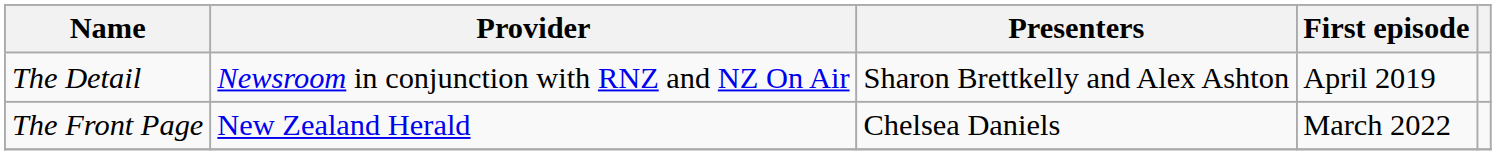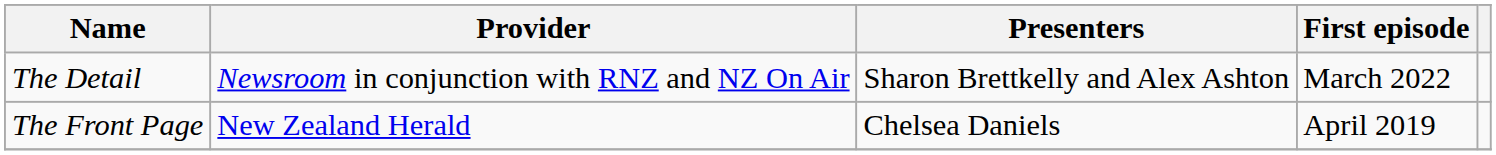(1369, 76) April 2019 -> (1377, 76) March 2022
(1377, 125) March 2022 -> (1369, 125) April 2019
